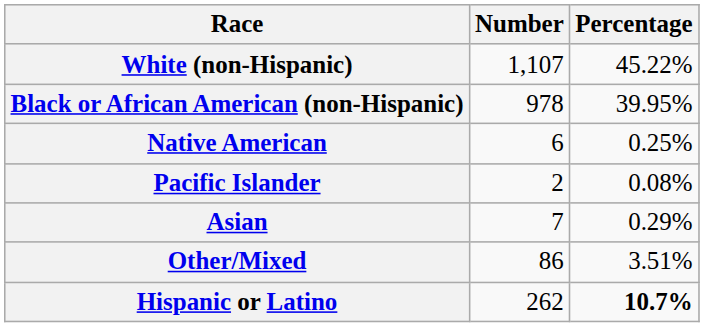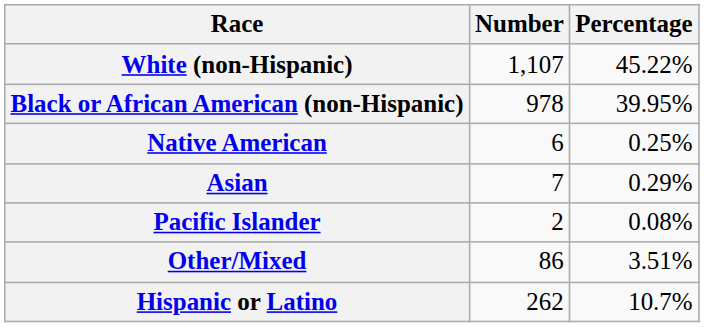rows swapped: (237, 222) <-> (237, 182)
(658, 301) bold -> (660, 301) normal
